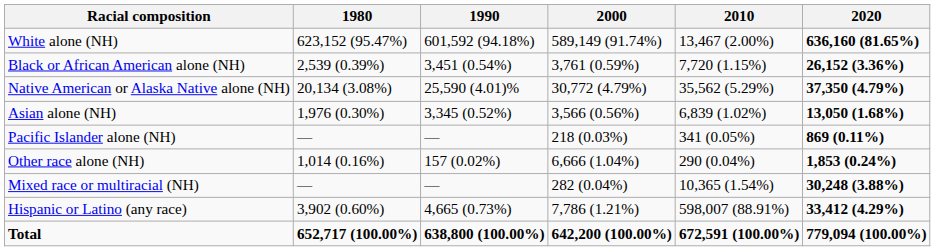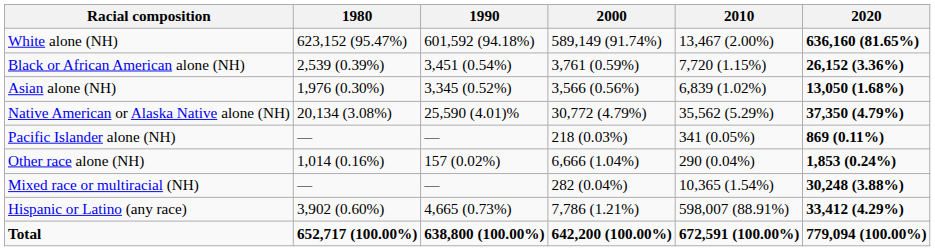rows swapped: (149, 88) <-> (62, 112)
